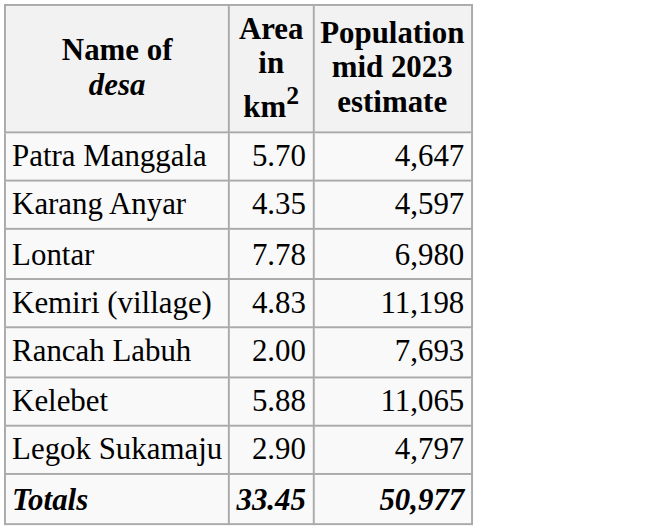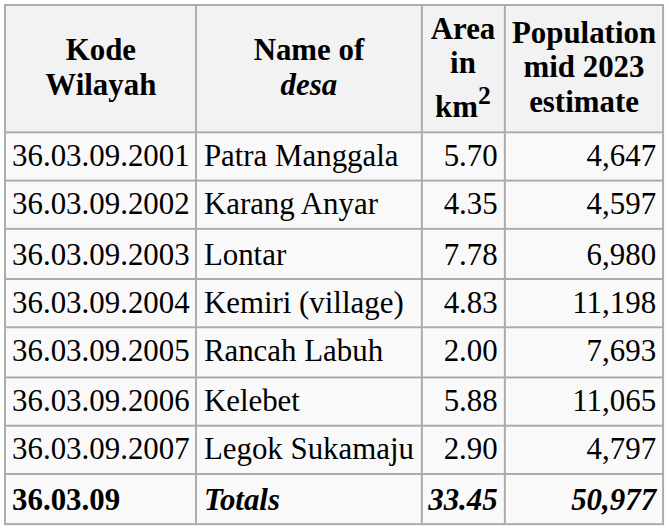+ column: (101, 67)
